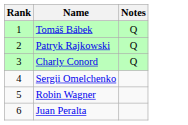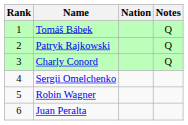+ column: (136, 12)
